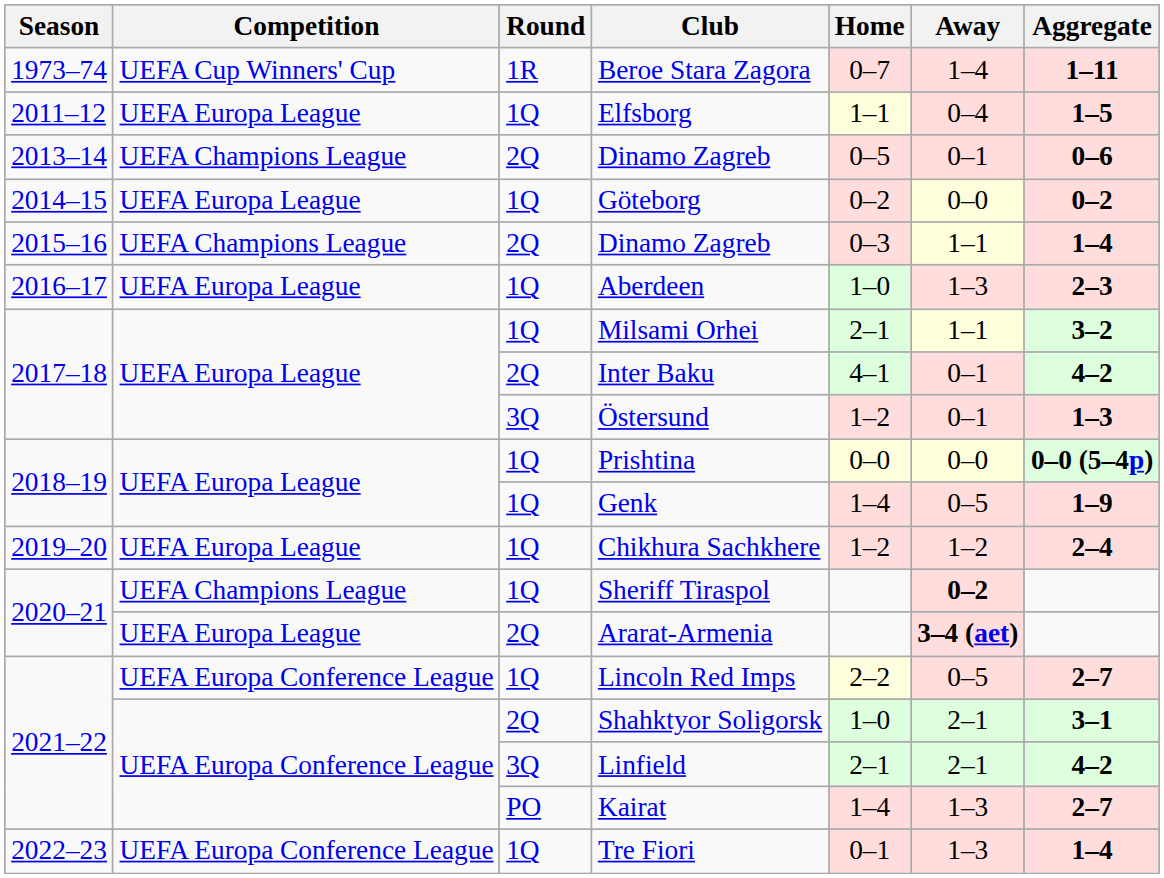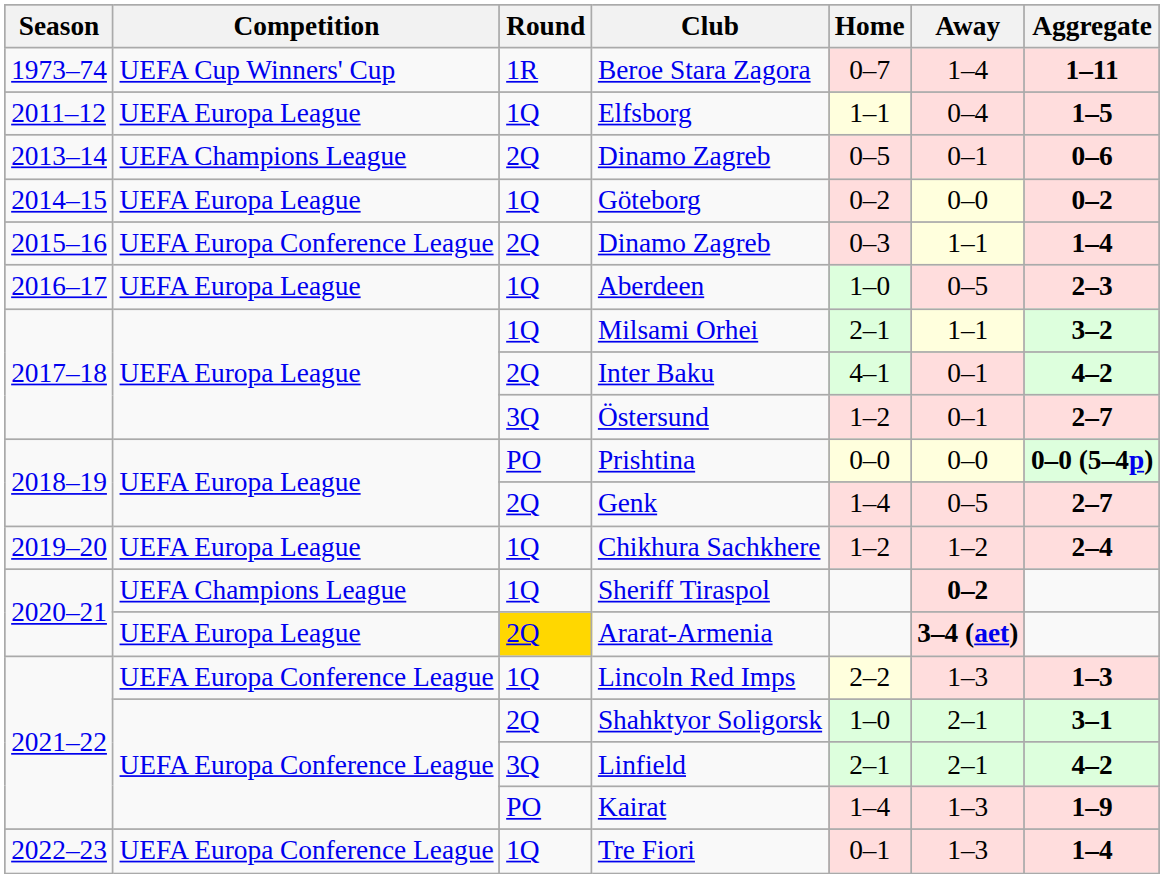(263, 243) UEFA Champions League -> (307, 243) UEFA Europa Conference League
(968, 286) 1–3 -> (968, 286) 0–5
(1092, 416) 1–3 -> (1092, 416) 2–7
(523, 460) 1Q -> (524, 460) PO
(523, 503) 1Q -> (523, 503) 2Q
(1092, 503) 1–9 -> (1092, 503) 2–7
(523, 633) no background -> (523, 633) gold background
(968, 677) 0–5 -> (968, 677) 1–3
(1092, 677) 2–7 -> (1092, 677) 1–3
(1092, 807) 2–7 -> (1092, 807) 1–9
